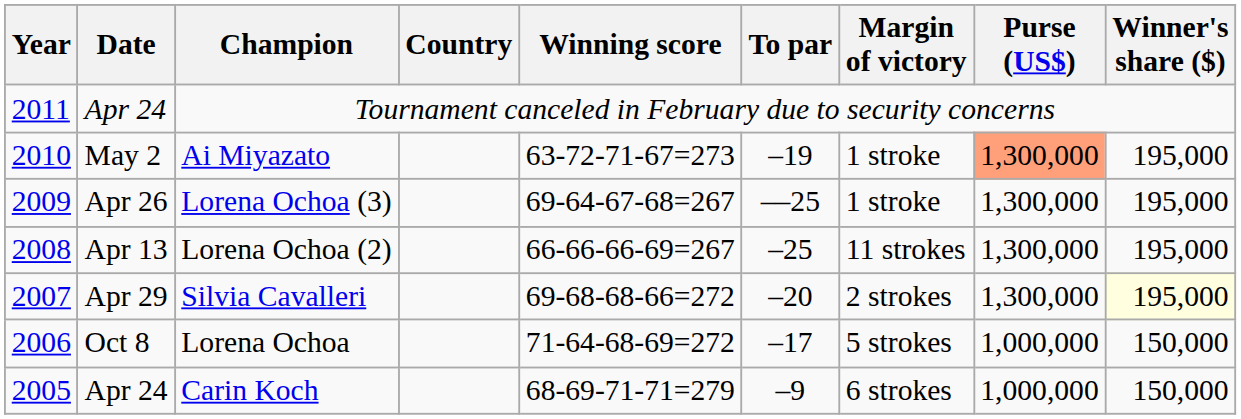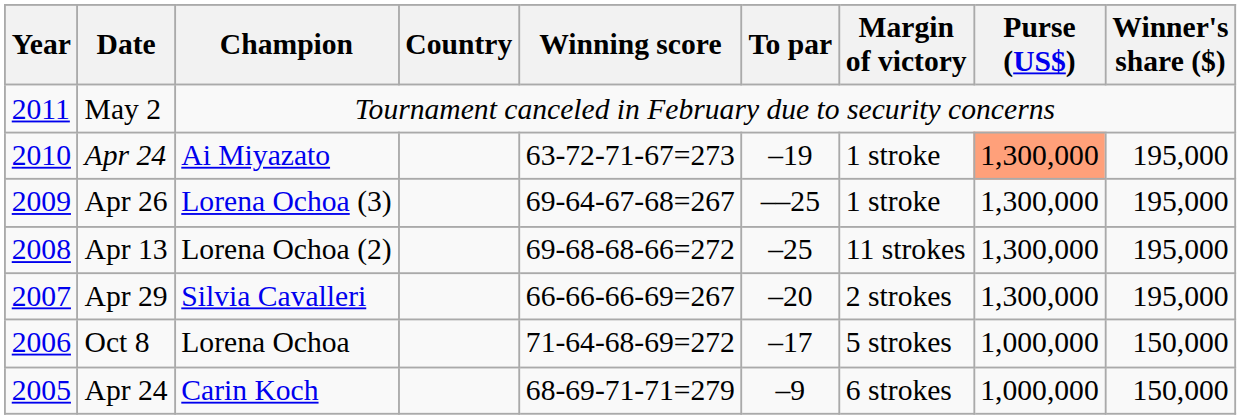(125, 108) Apr 24 -> (123, 108) May 2
(123, 155) May 2 -> (125, 155) Apr 24
(630, 249) 66-66-66-69=267 -> (630, 249) 69-68-68-66=272
(630, 295) 69-68-68-66=272 -> (630, 295) 66-66-66-69=267
(1180, 295) lightyellow background -> (1180, 295) no background
